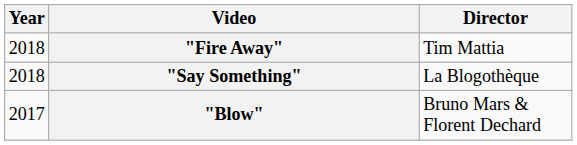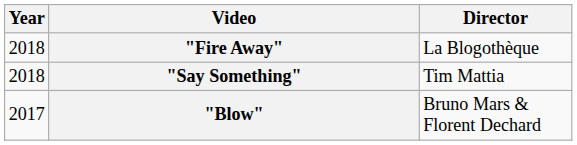(464, 47) Tim Mattia -> (481, 47) La Blogothèque
(481, 76) La Blogothèque -> (464, 76) Tim Mattia
